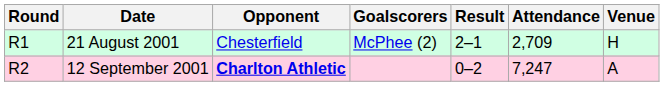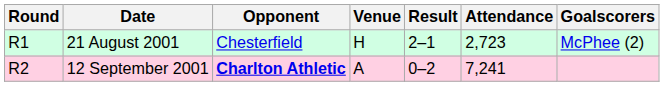columns swapped: (631, 17) <-> (400, 17)
(532, 42) 2,709 -> (485, 42) 2,723
(532, 68) 7,247 -> (485, 68) 7,241
